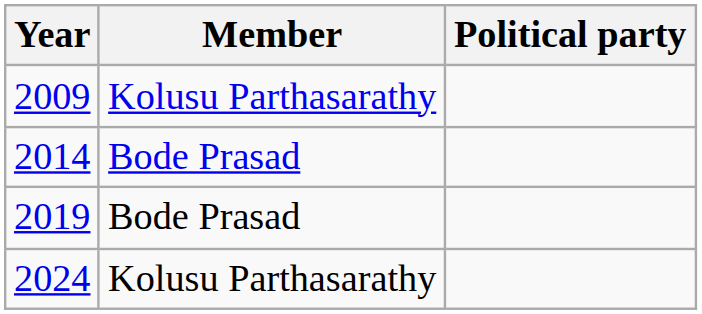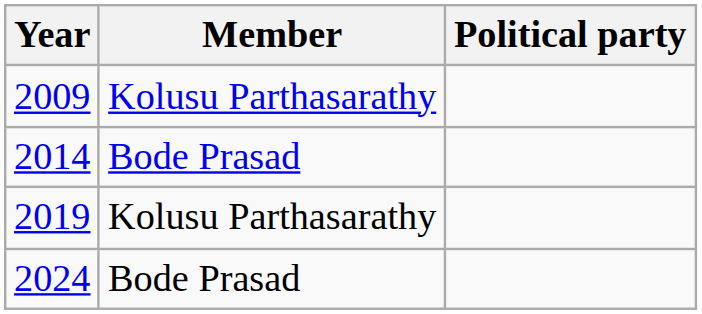(204, 216) Bode Prasad -> (272, 216) Kolusu Parthasarathy
(272, 277) Kolusu Parthasarathy -> (204, 277) Bode Prasad
